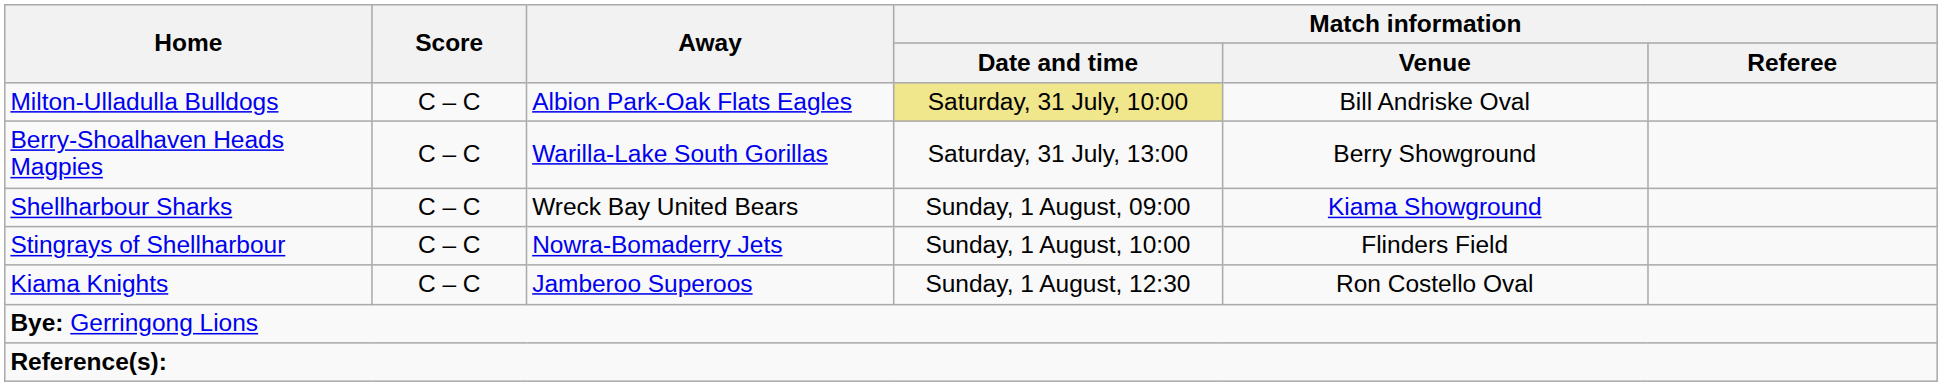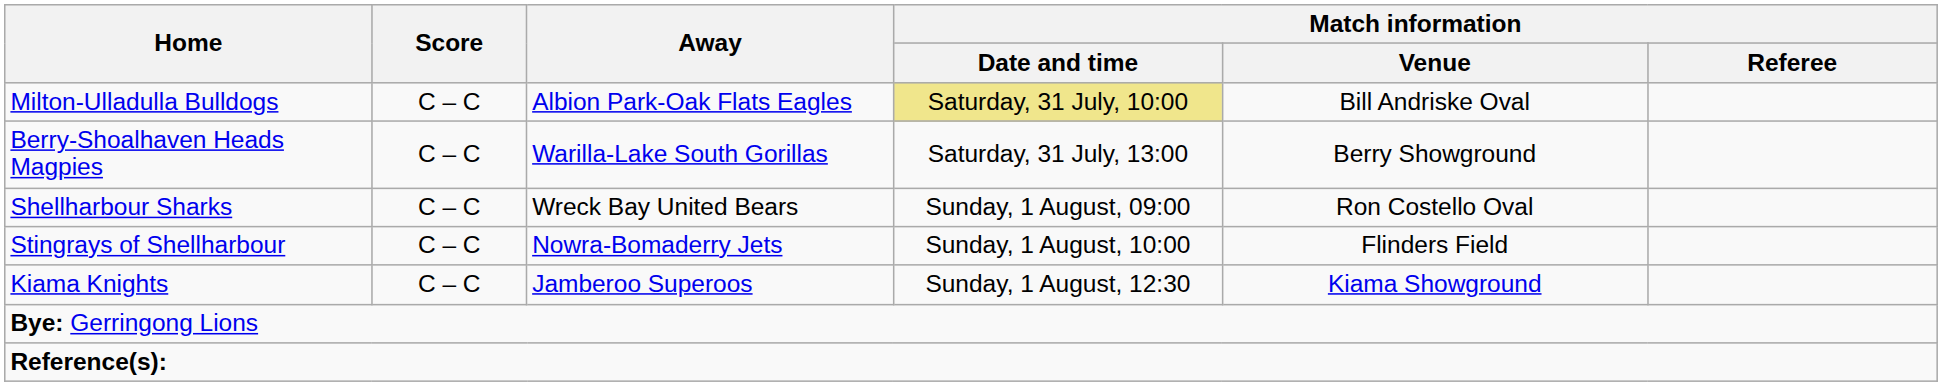(1435, 206) Kiama Showground -> (1435, 206) Ron Costello Oval
(1435, 284) Ron Costello Oval -> (1435, 284) Kiama Showground
